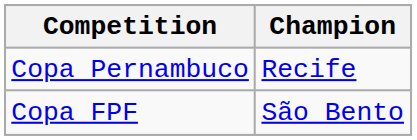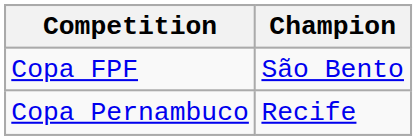rows swapped: (75, 113) <-> (130, 70)
